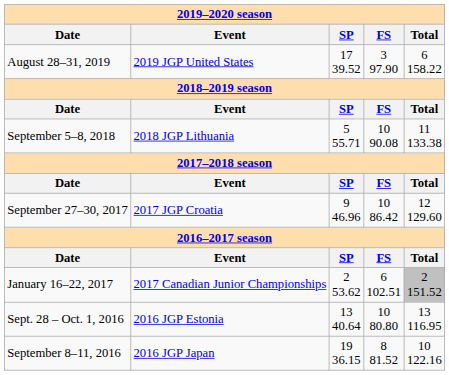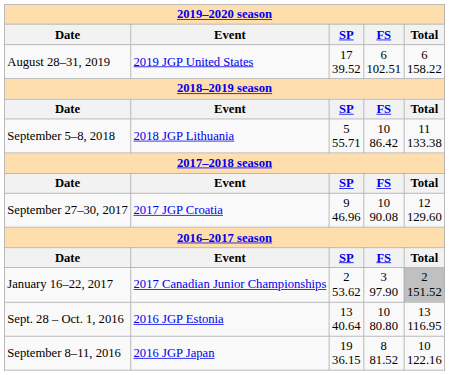(384, 61) 3 97.90 -> (384, 61) 6 102.51
(384, 136) 10 90.08 -> (384, 136) 10 86.42
(384, 210) 10 86.42 -> (384, 210) 10 90.08
(384, 284) 6 102.51 -> (384, 284) 3 97.90
